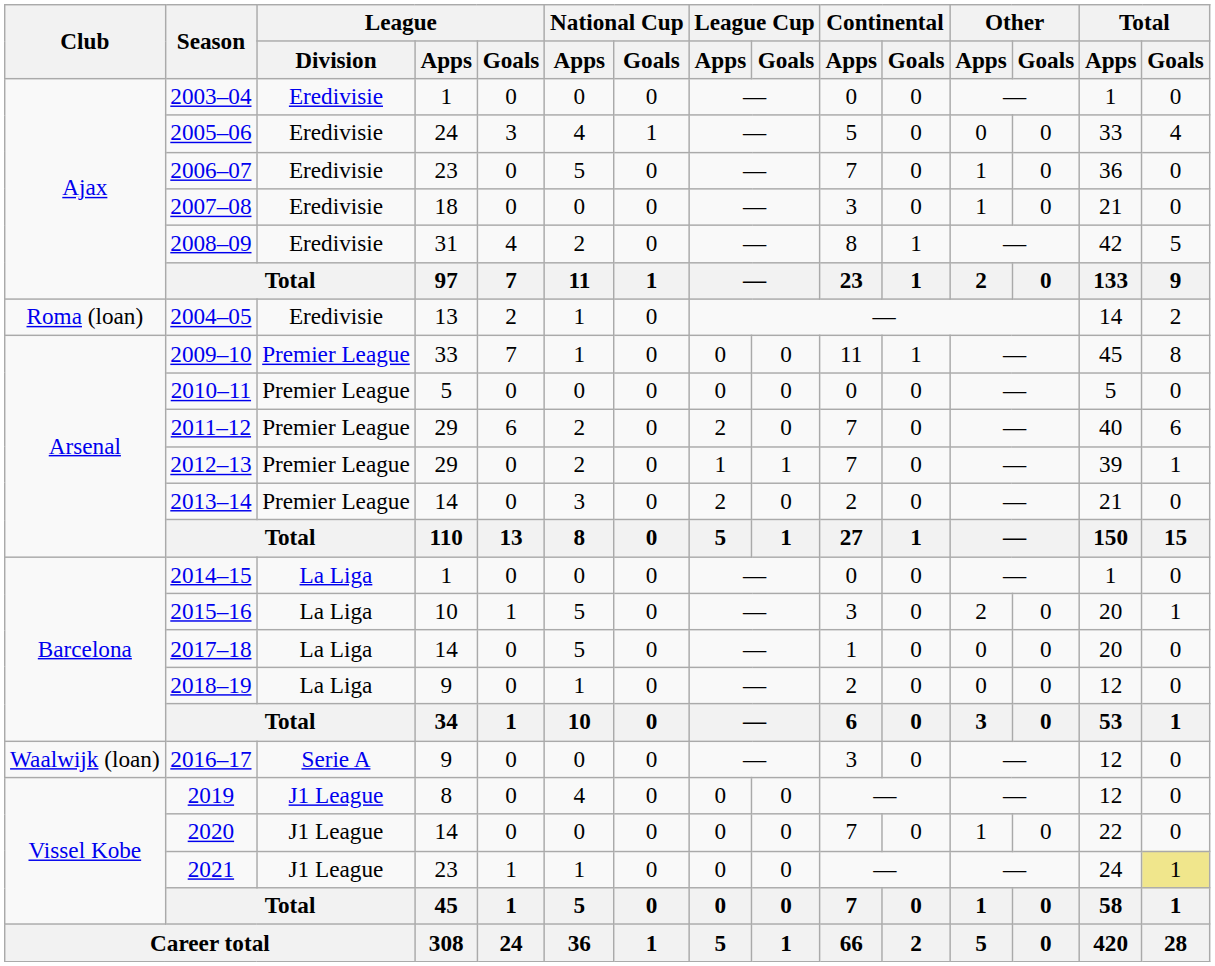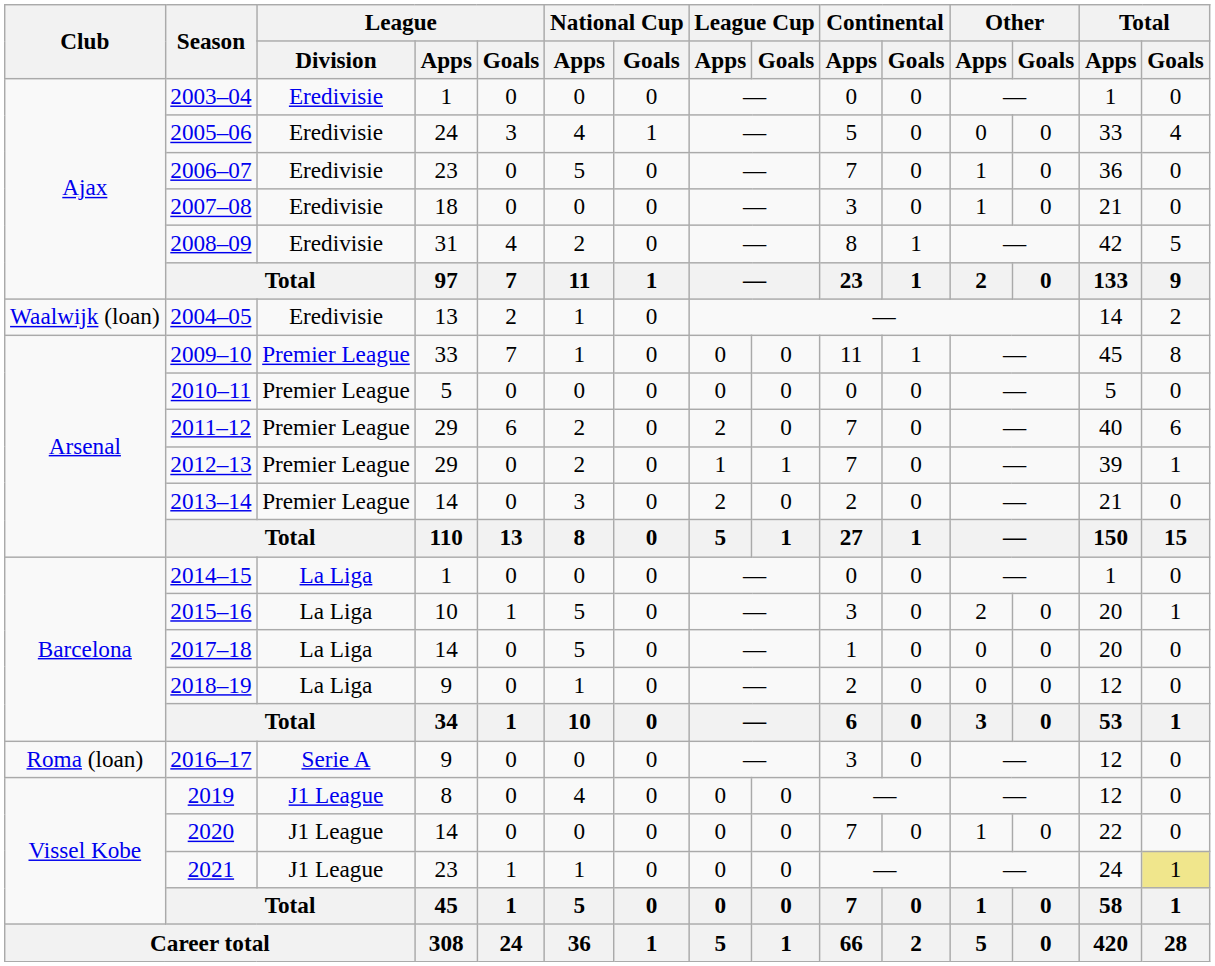(85, 317) Roma (loan) -> (85, 317) Waalwijk (loan)
(85, 758) Waalwijk (loan) -> (85, 758) Roma (loan)
